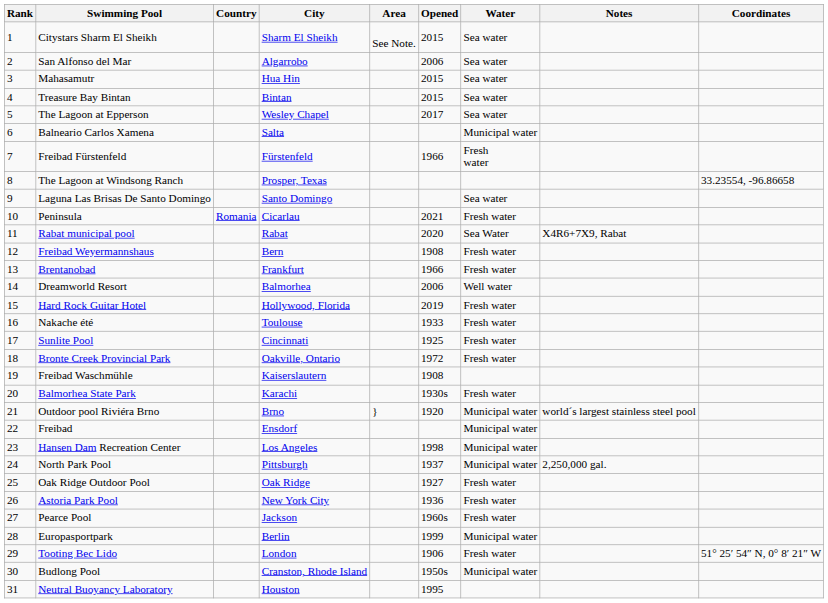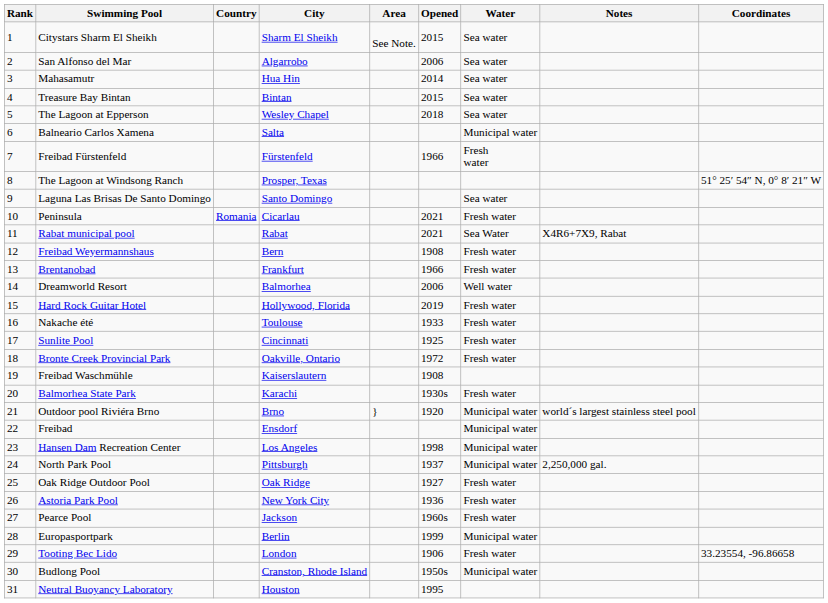(432, 79) 2015 -> (432, 79) 2014
(432, 114) 2017 -> (432, 114) 2018
(748, 180) 33.23554, -96.86658 -> (761, 180) 51° 25′ 54″ N, 0° 8′ 21″ W
(432, 233) 2020 -> (432, 233) 2021
(761, 553) 51° 25′ 54″ N, 0° 8′ 21″ W -> (748, 553) 33.23554, -96.86658
